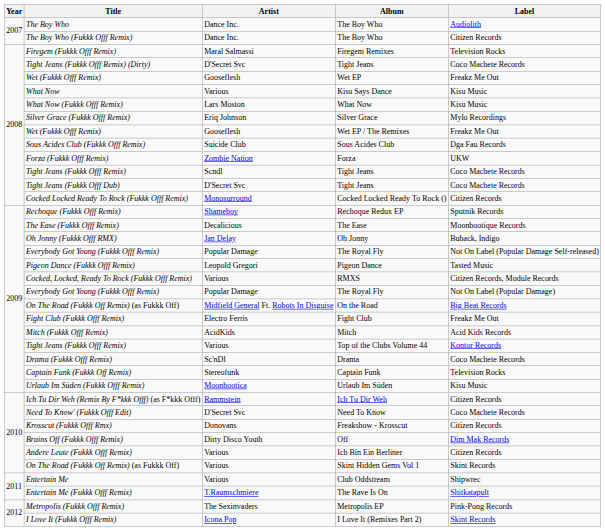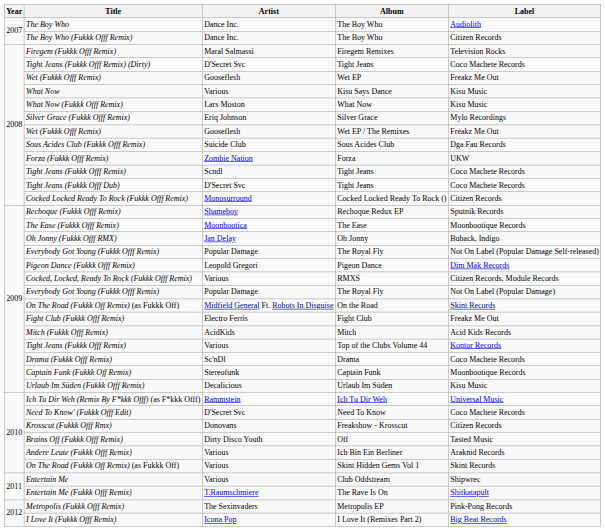(223, 225) Decalicious -> (226, 225) Moonbootica
(472, 265) Tasted Music -> (480, 265) Dim Mak Records
(478, 306) Big Beat Records -> (473, 306) Skint Records
(478, 372) Television Rocks -> (488, 372) Moonbootique Records
(226, 386) Moonbootica -> (223, 386) Decalicious
(476, 399) Citizen Records -> (477, 399) Universal Music
(480, 439) Dim Mak Records -> (472, 439) Tasted Music
(476, 453) Citizen Records -> (477, 453) Araknid Records
(473, 520) Skint Records -> (478, 520) Big Beat Records
